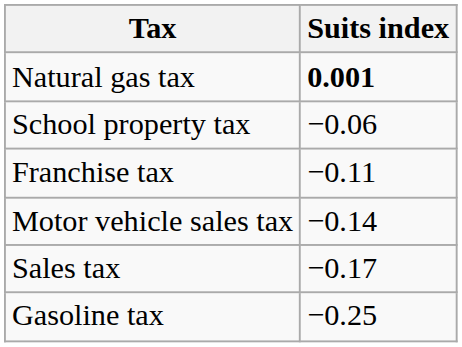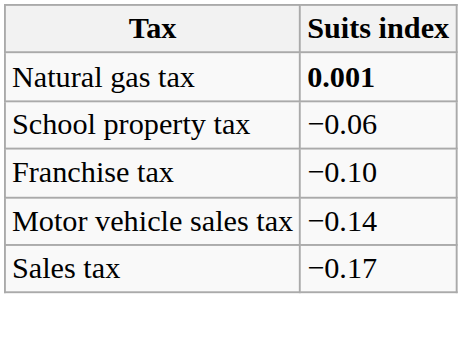(342, 172) −0.11 -> (342, 172) −0.10
- row: (88, 316)
